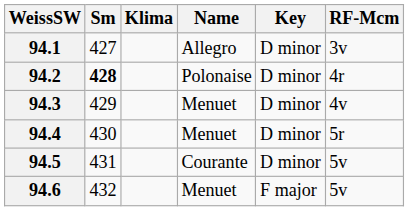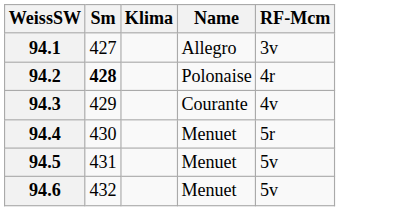- column: (290, 18)
(209, 104) Menuet -> (215, 104) Courante
(215, 162) Courante -> (209, 162) Menuet
